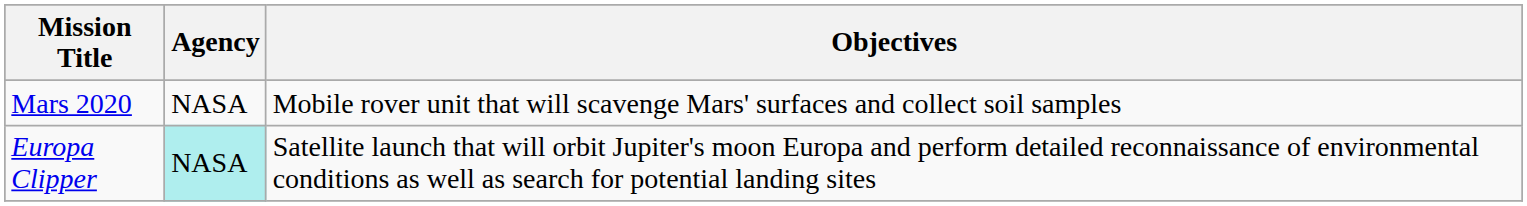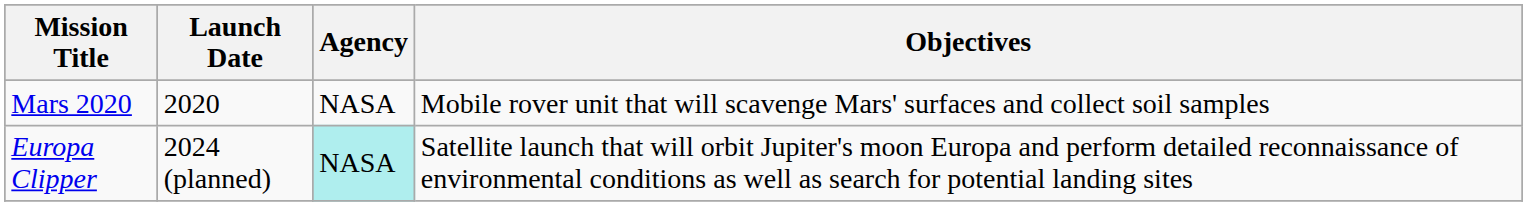+ column: (235, 42)
